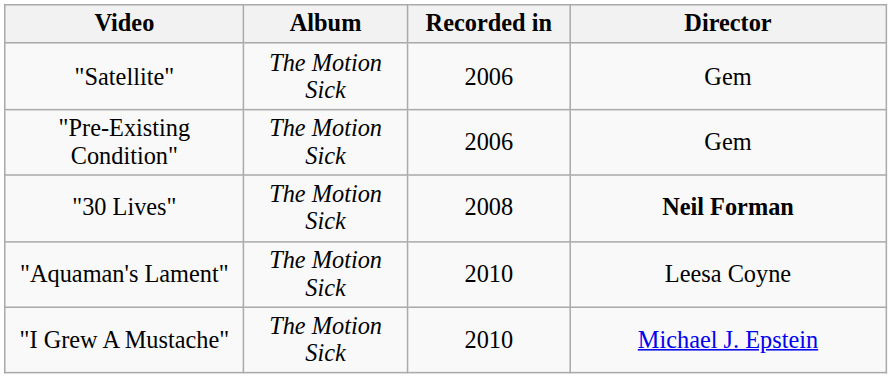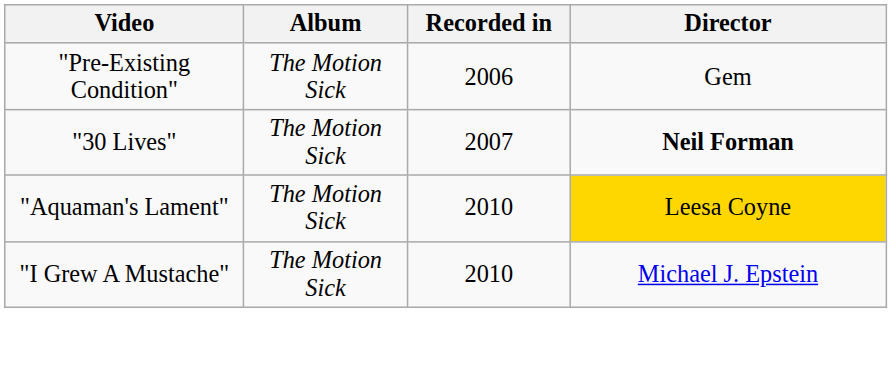- row: (124, 76)
(489, 207) 2008 -> (489, 141) 2007
(728, 273) no background -> (728, 207) gold background
